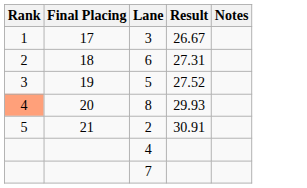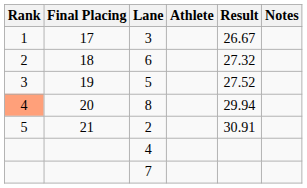+ column: (192, 15)
(189, 60) 27.31 -> (239, 60) 27.32
(189, 104) 29.93 -> (239, 104) 29.94
